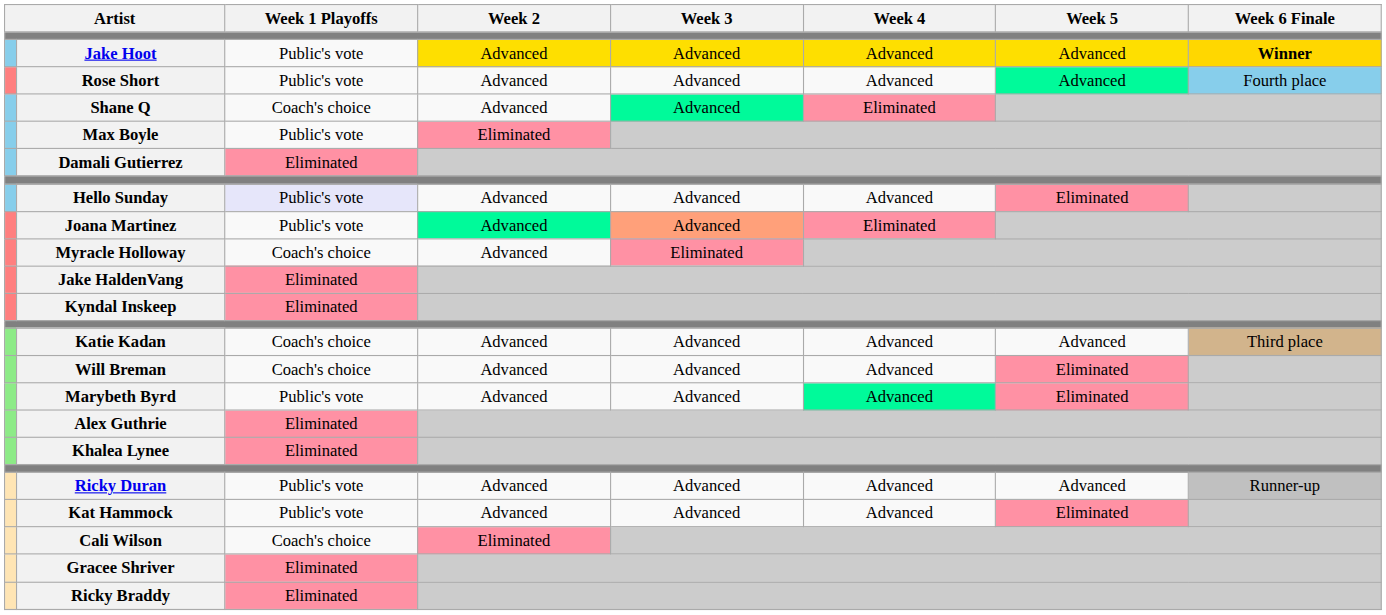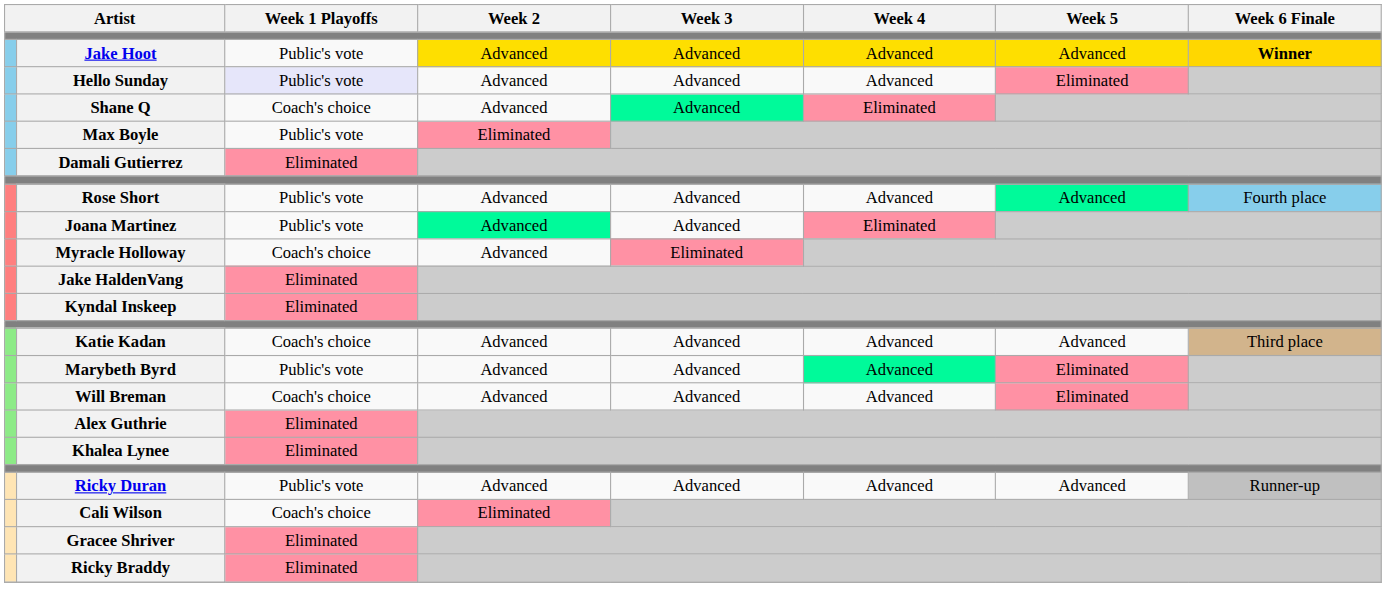rows swapped: (121, 197) <-> (121, 80)
(707, 224) lightsalmon background -> (707, 224) no background
rows swapped: (121, 369) <-> (121, 396)
- row: (121, 513)
